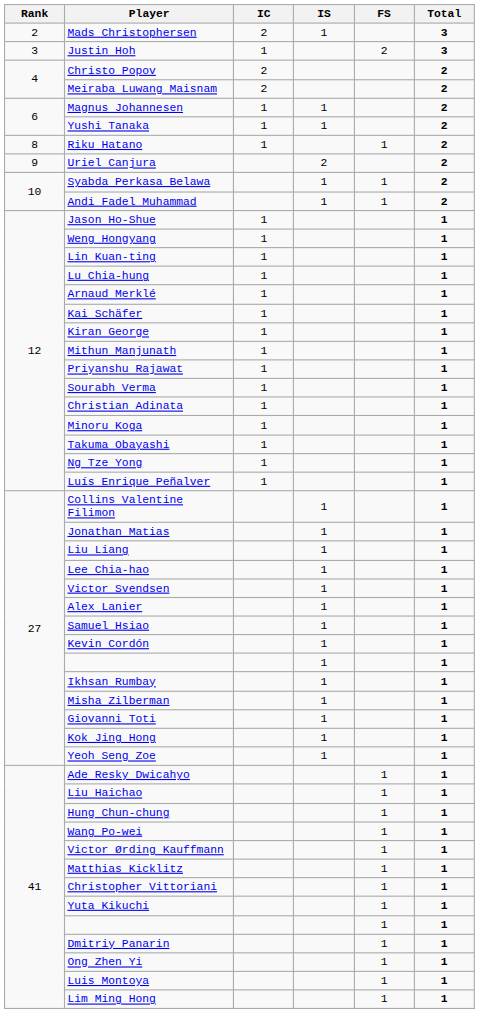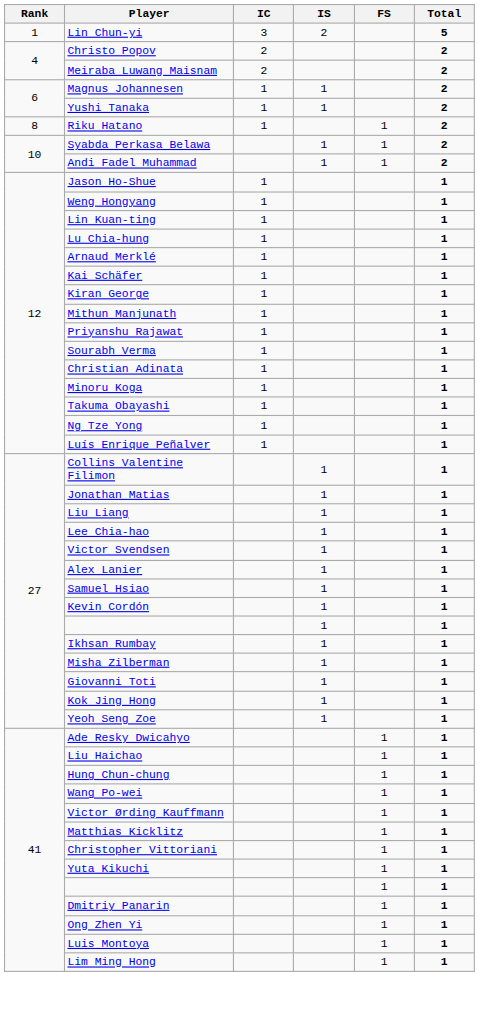+ row: (35, 33)
- row: (35, 33)
- row: (35, 52)
- row: (35, 164)
